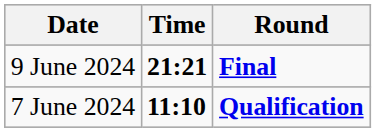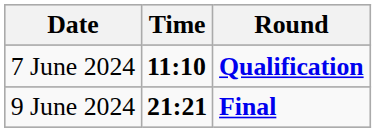rows swapped: (73, 106) <-> (73, 65)
